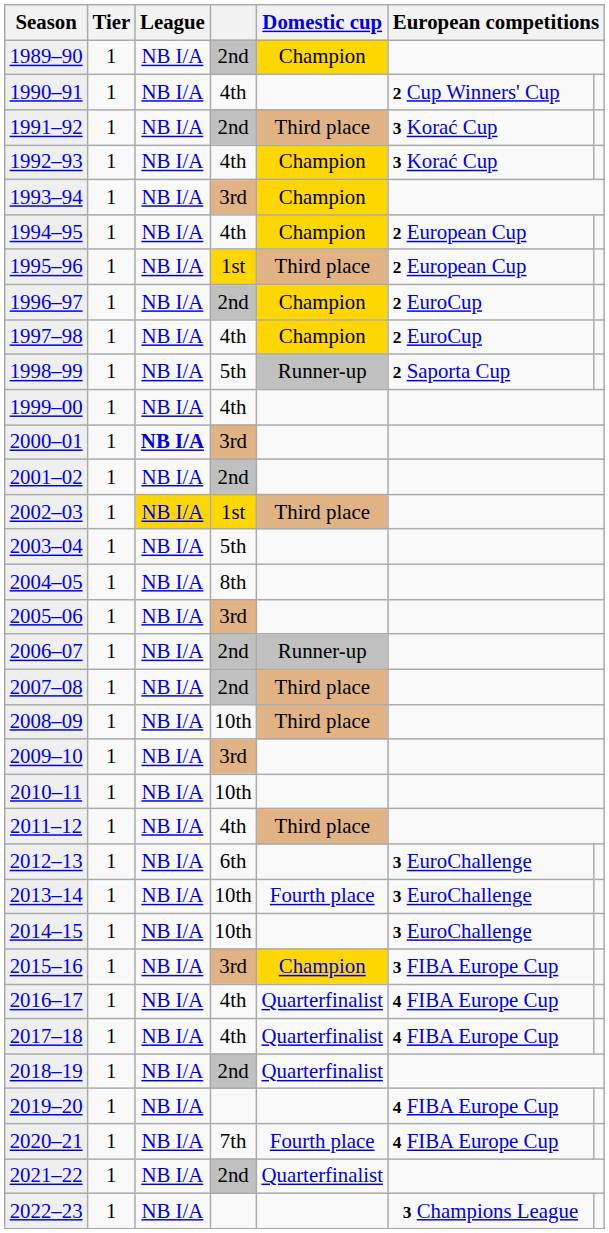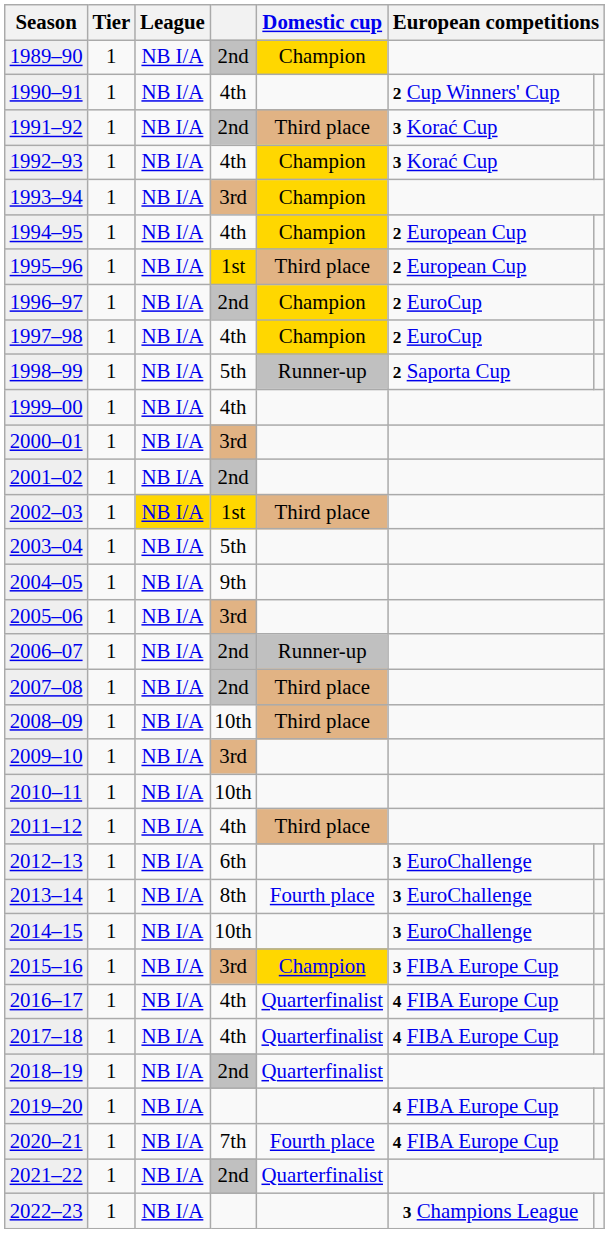(172, 441) bold -> (172, 441) normal
(233, 581) 8th -> (233, 581) 9th
(233, 896) 10th -> (233, 896) 8th
